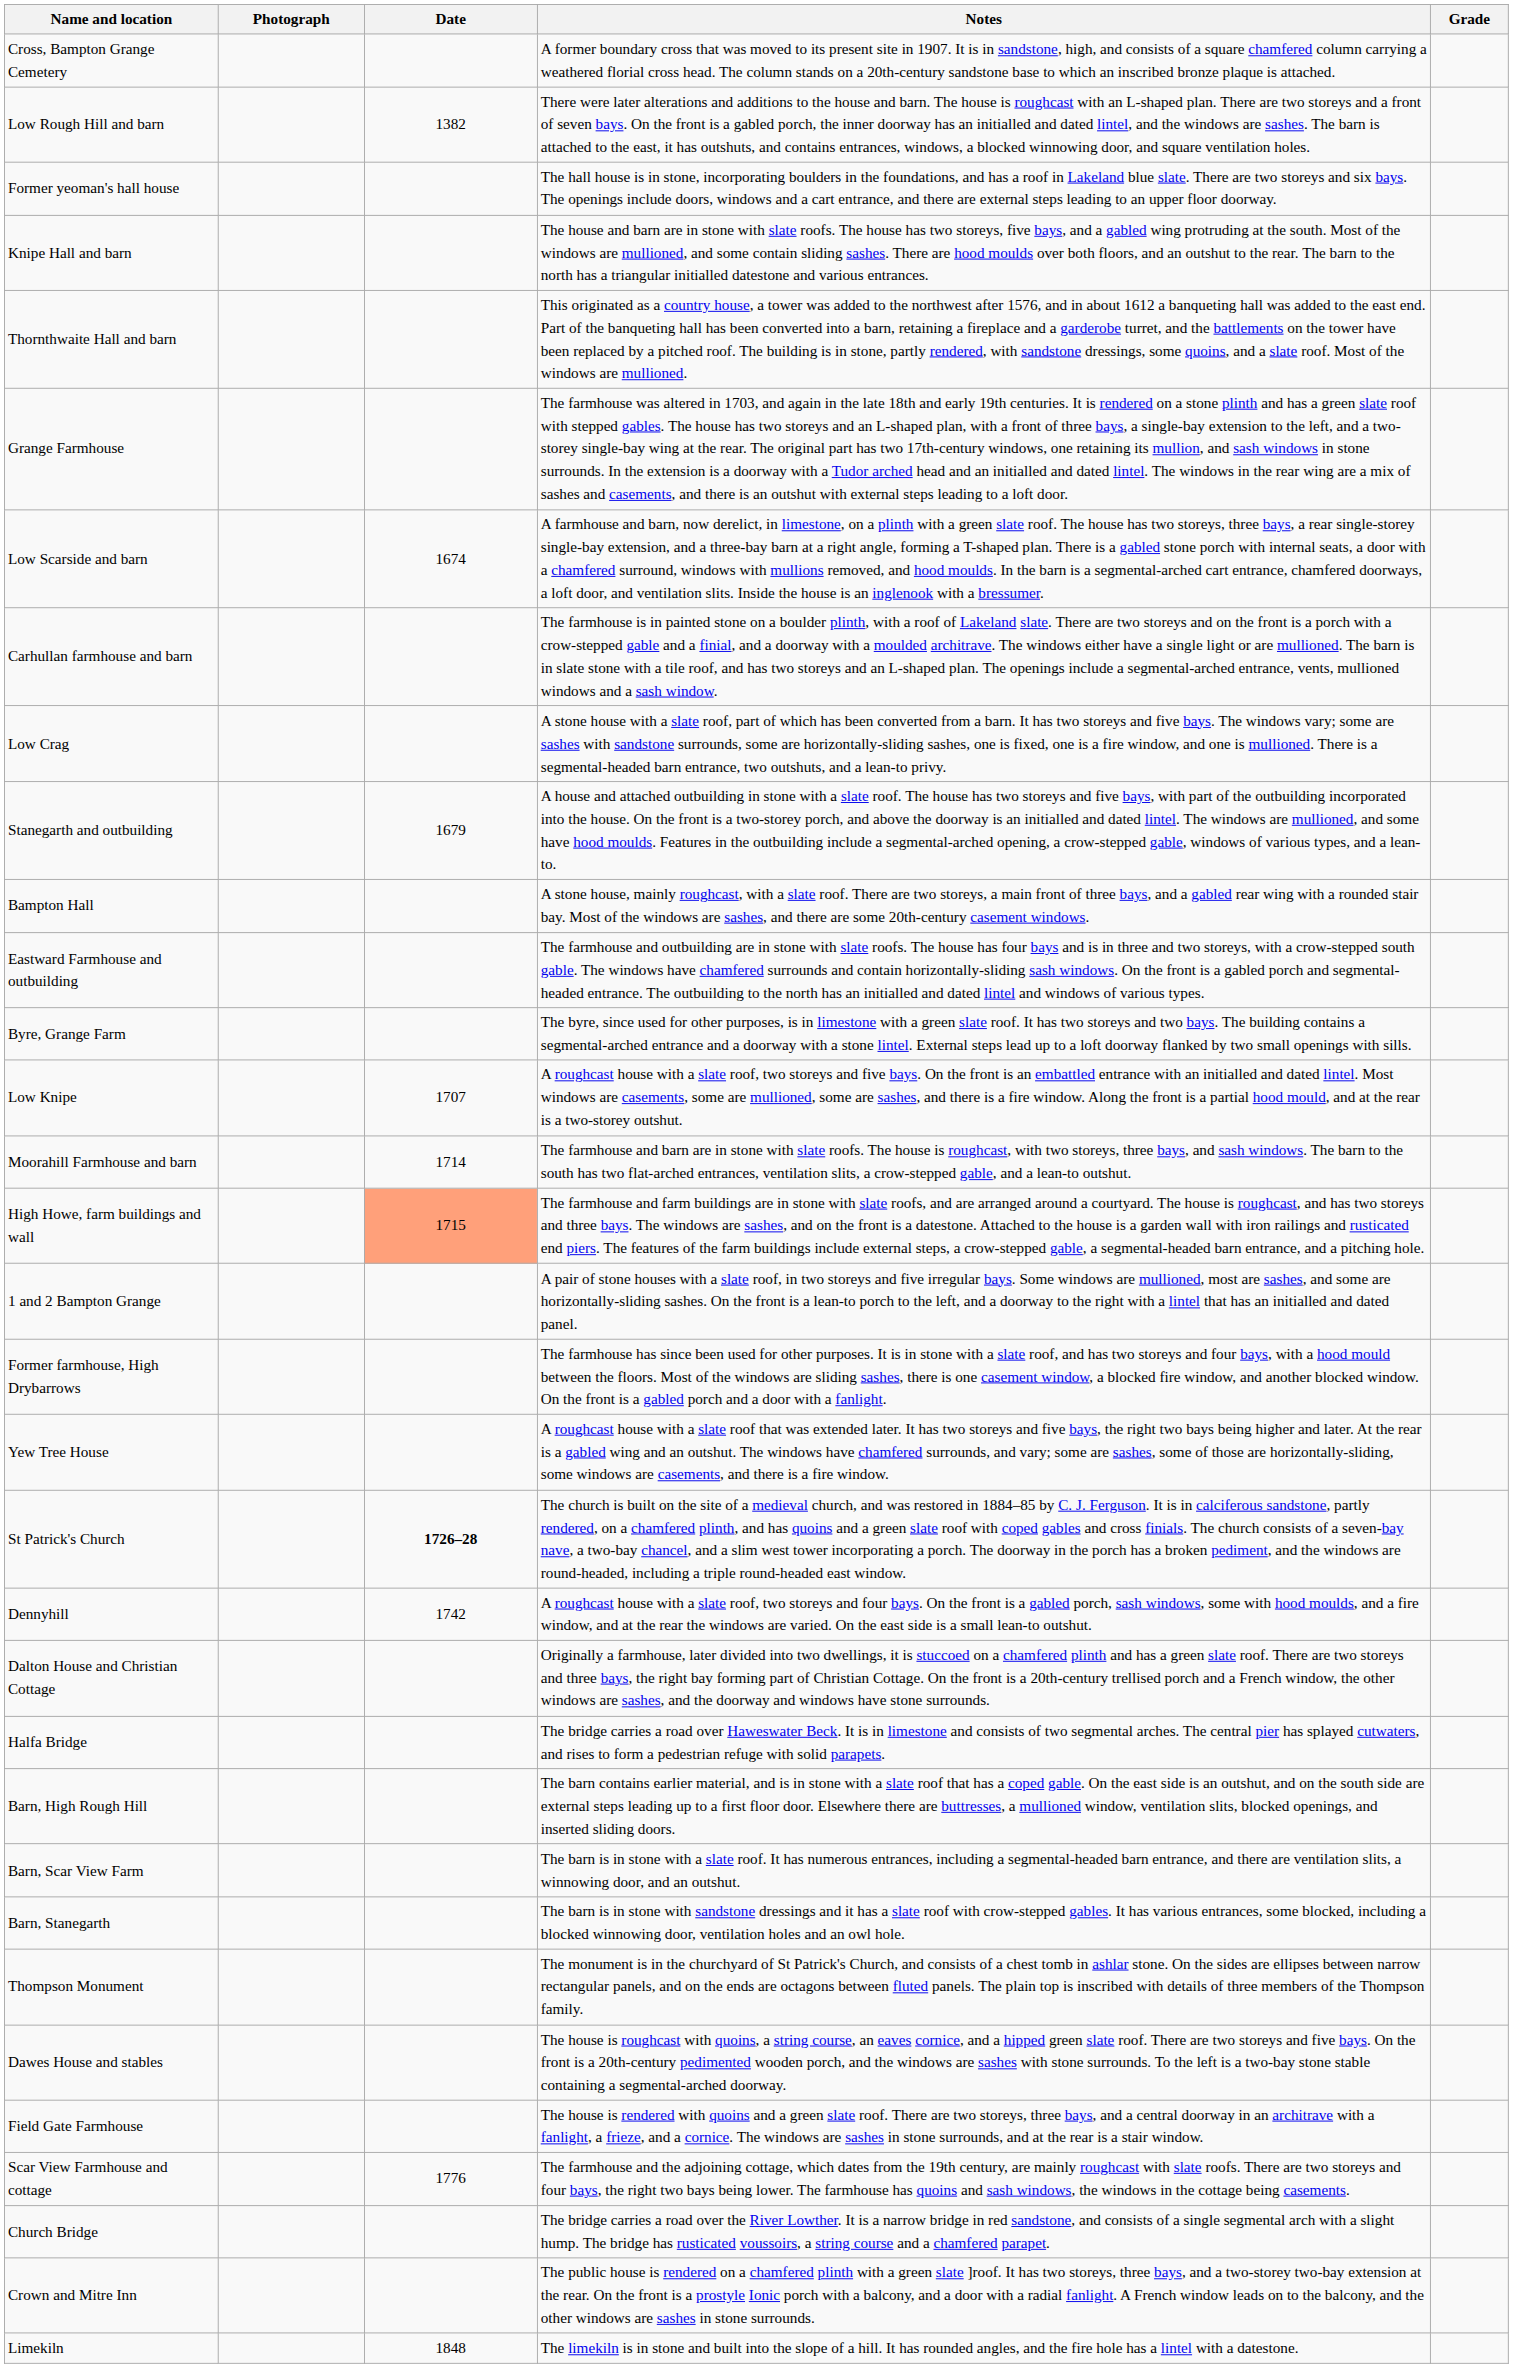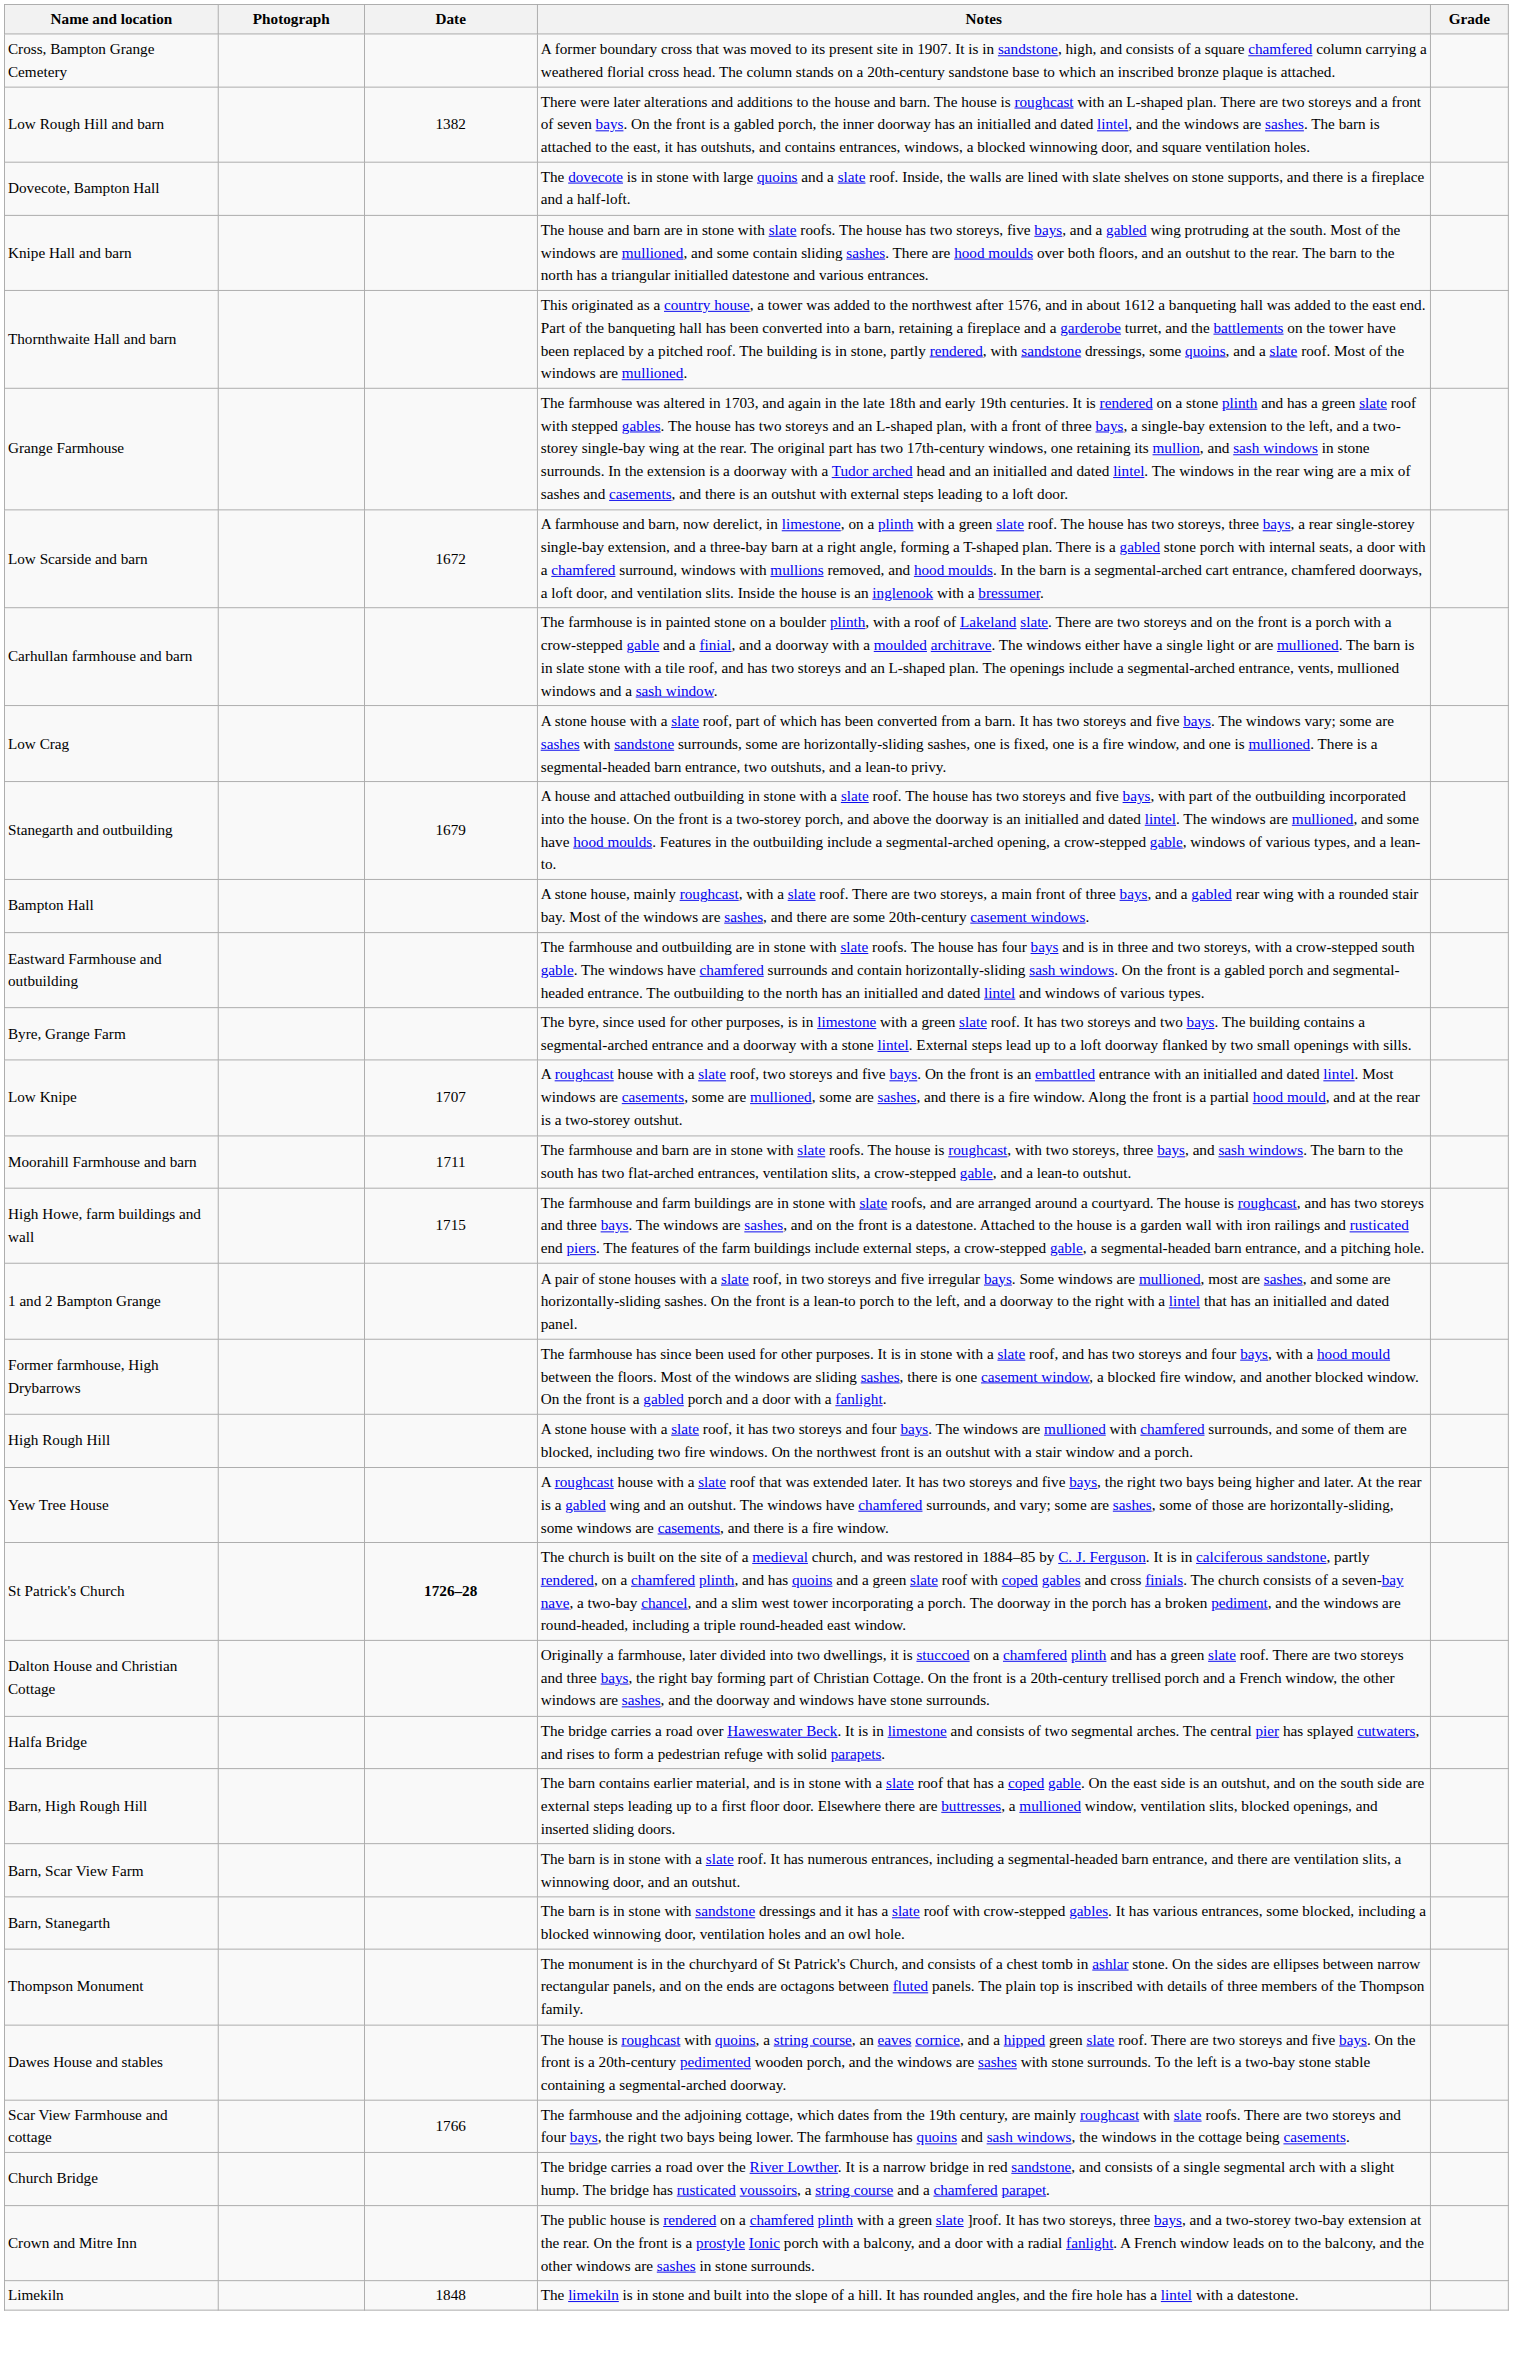+ row: (84, 188)
- row: (94, 188)
(451, 558) 1674 -> (451, 558) 1672
(451, 1161) 1714 -> (451, 1161) 1711
(451, 1225) lightsalmon background -> (451, 1225) no background
+ row: (59, 1440)
- row: (38, 1614)
- row: (76, 2126)
(451, 2178) 1776 -> (451, 2126) 1766
